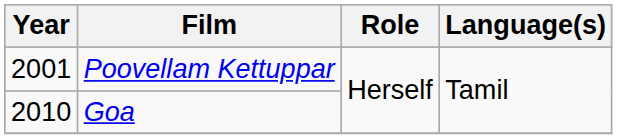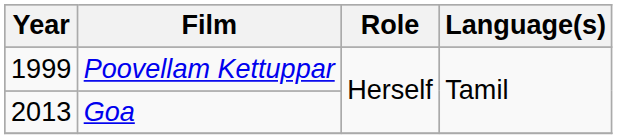(41, 68) 2001 -> (41, 68) 1999
(41, 111) 2010 -> (41, 111) 2013
